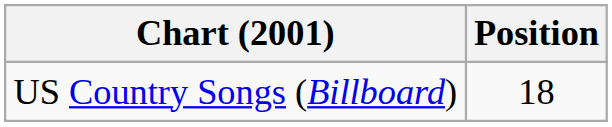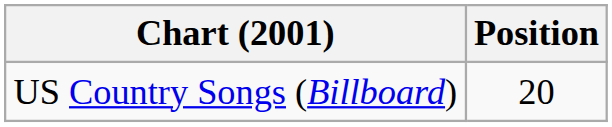(536, 90) 18 -> (536, 90) 20
